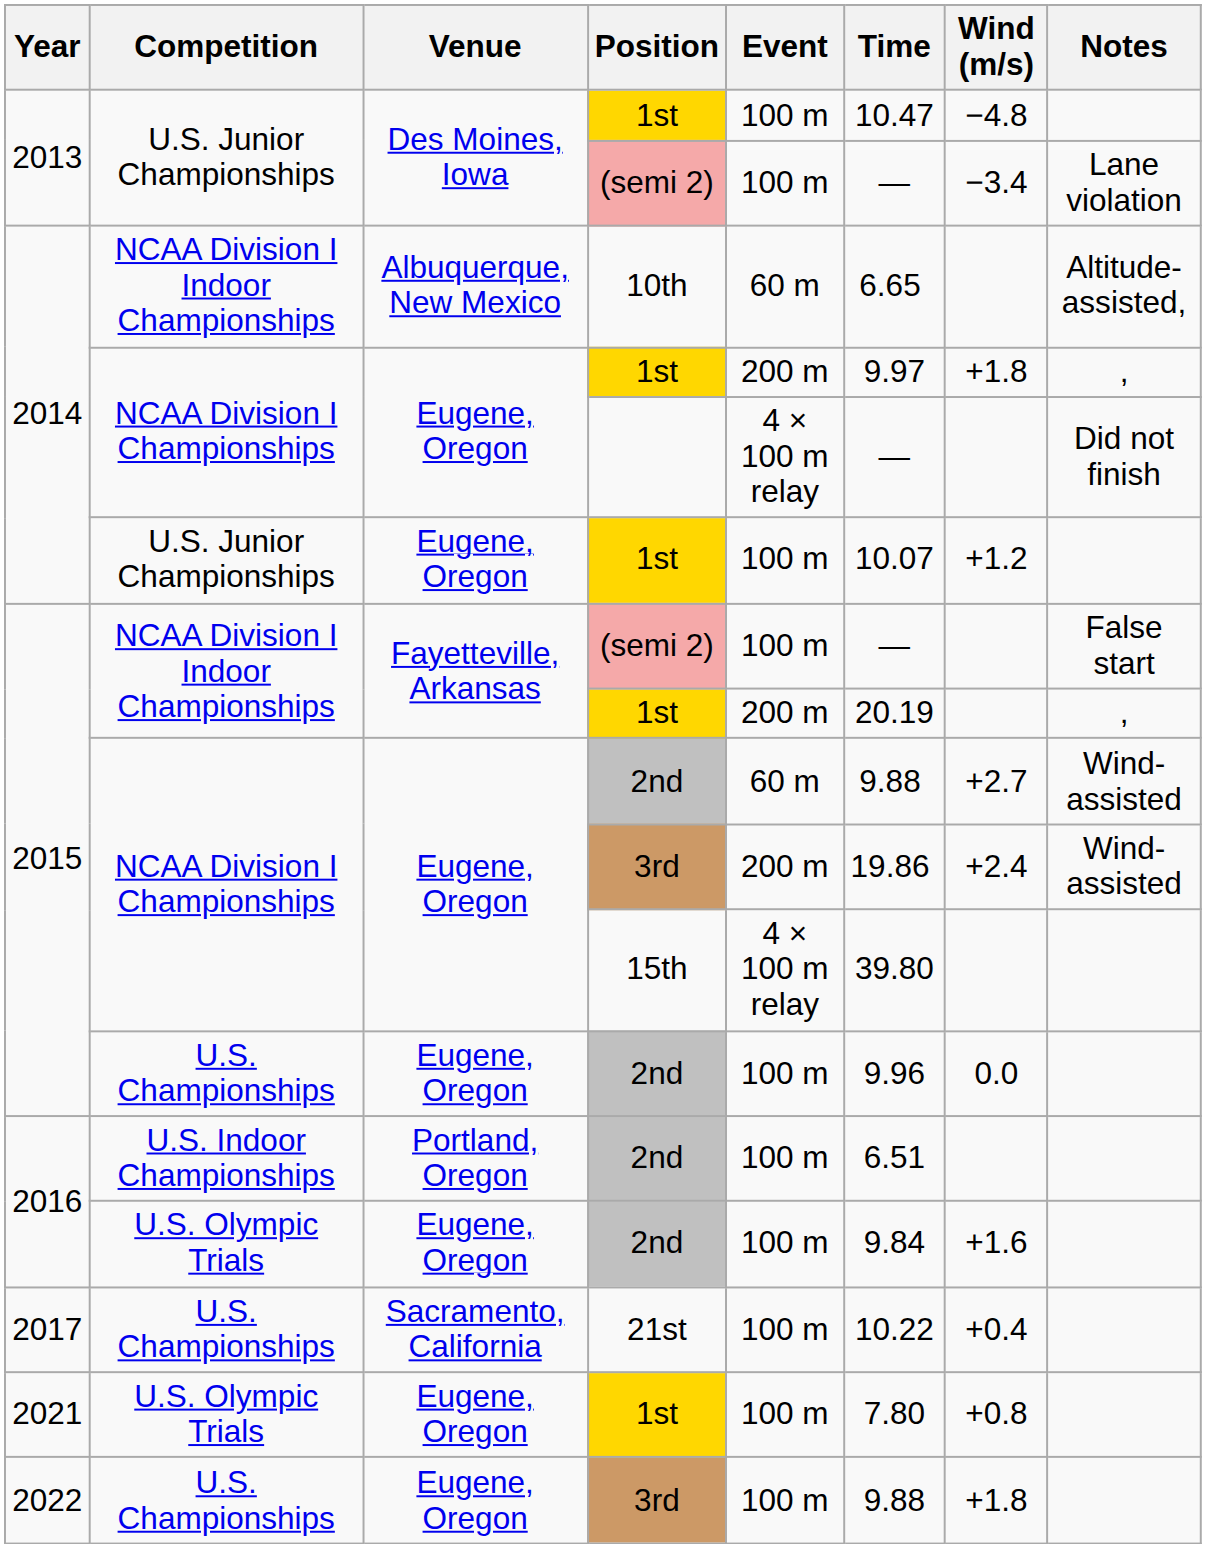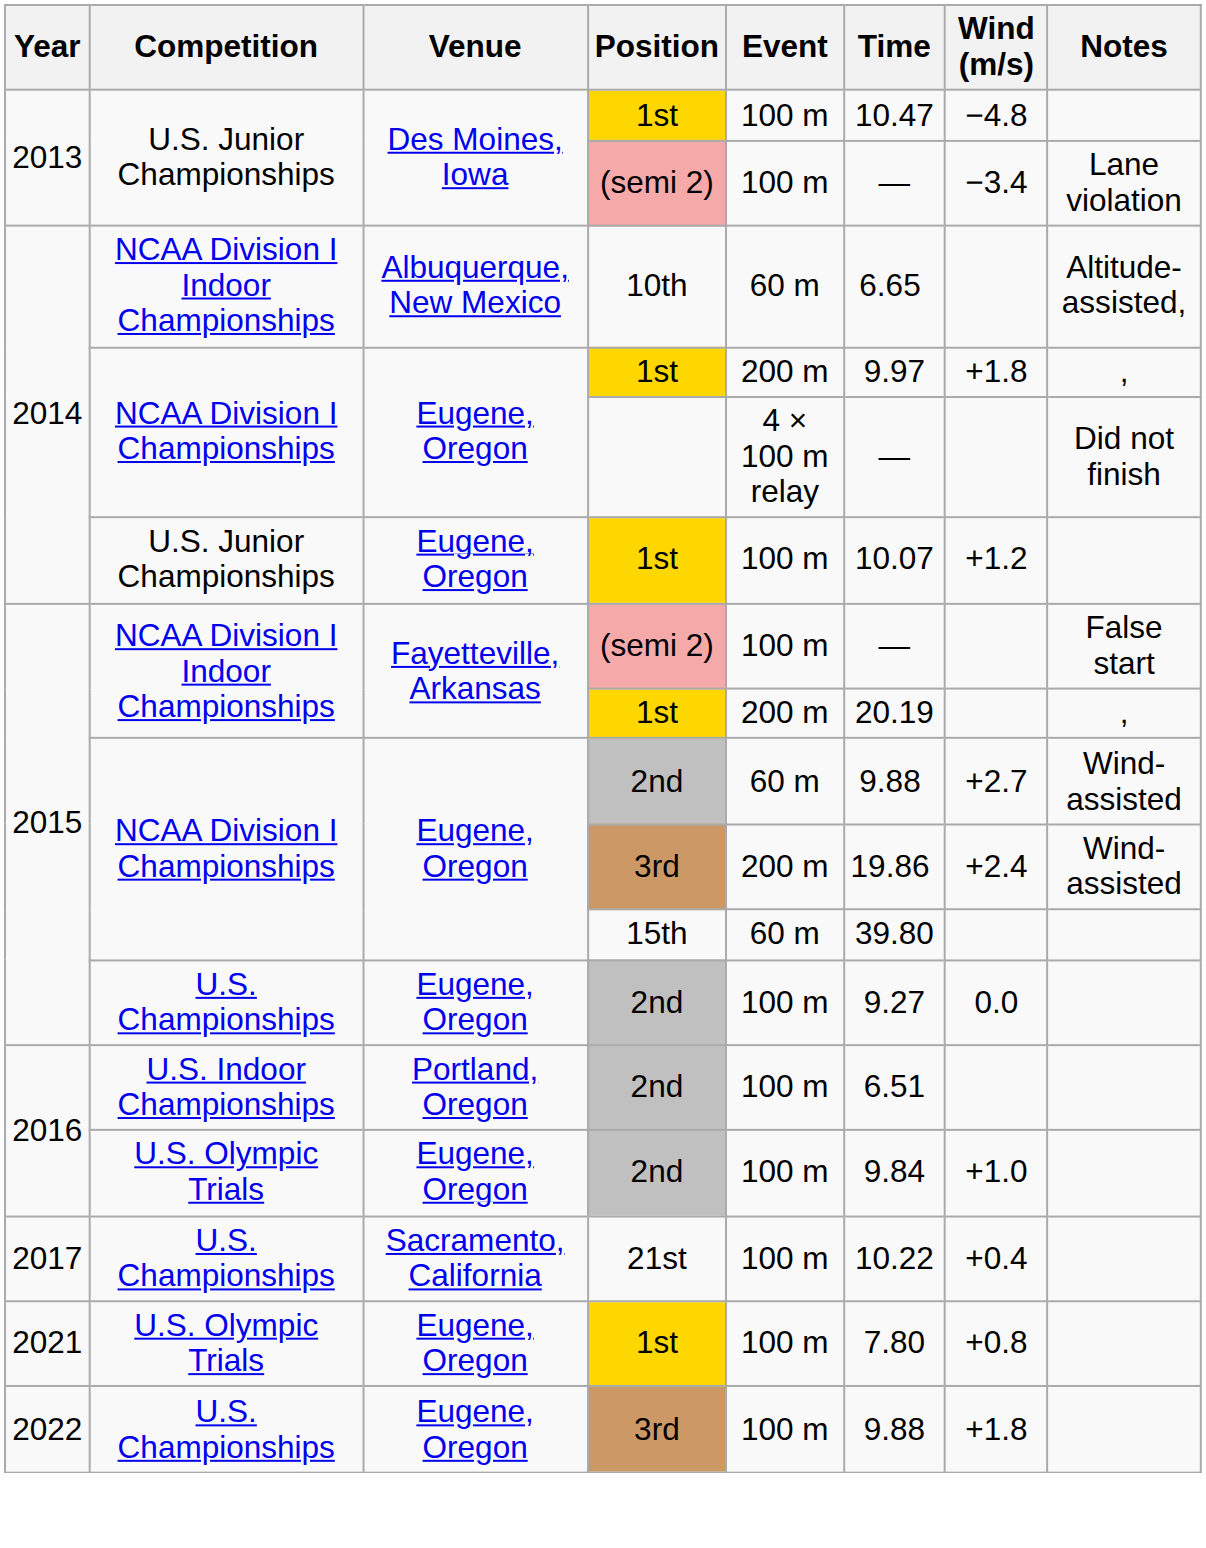(785, 969) 4 × 100 m relay -> (785, 933) 60 m
(894, 1072) 9.96 -> (894, 1001) 9.27
(996, 1243) +1.6 -> (996, 1172) +1.0
